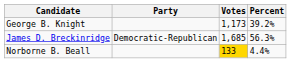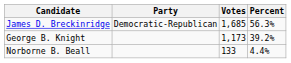rows swapped: (58, 38) <-> (46, 24)
(229, 51) gold background -> (229, 51) no background
